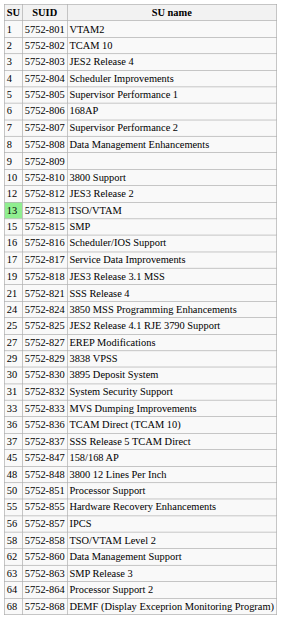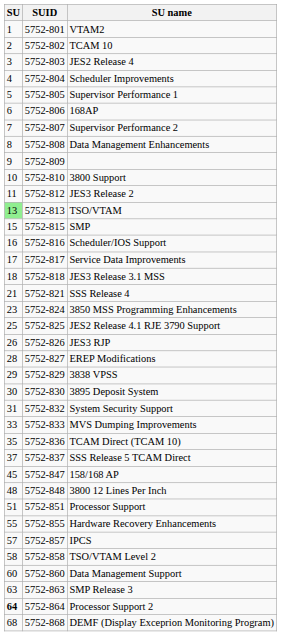(12, 194) 12 -> (12, 194) 11
(12, 276) 19 -> (12, 276) 18
(12, 309) 24 -> (12, 309) 23
+ row: (90, 342)
(12, 342) 27 -> (12, 359) 28
(12, 425) 36 -> (12, 441) 35
(12, 491) 50 -> (12, 507) 51
(12, 524) 56 -> (12, 540) 57
(12, 557) 62 -> (12, 573) 60
(12, 590) normal -> (12, 606) bold
